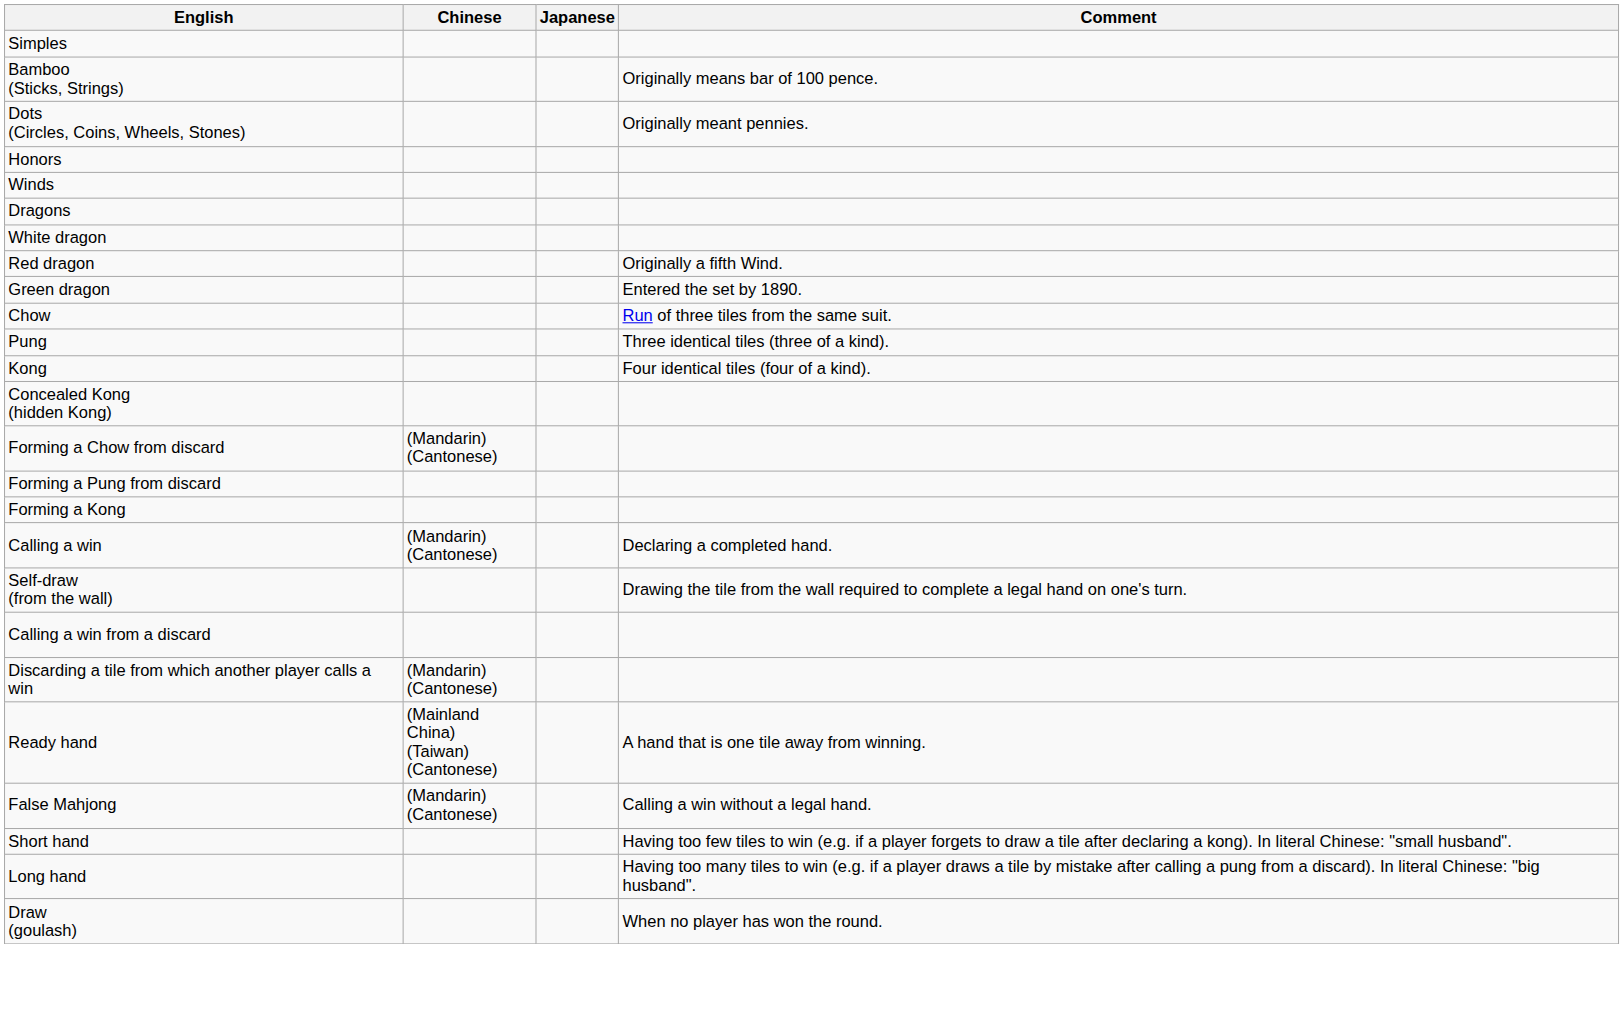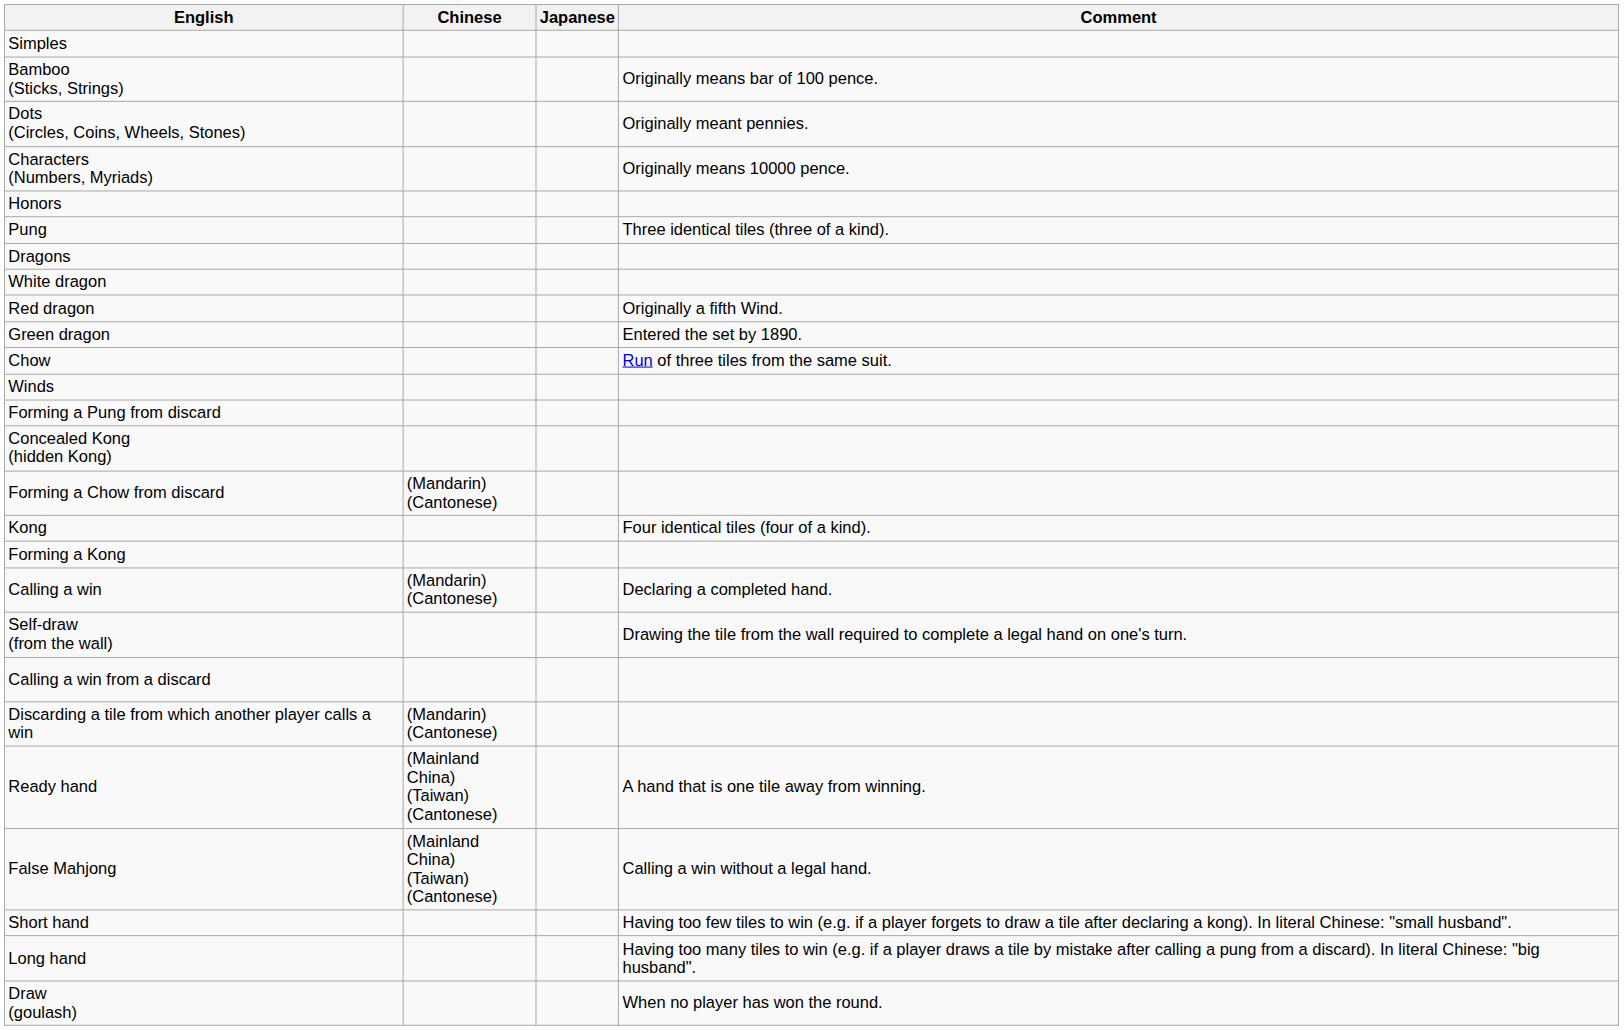+ row: (81, 168)
rows swapped: (31, 185) <-> (28, 342)
rows swapped: (28, 368) <-> (115, 483)
(452, 805) (Mandarin) (Cantonese) -> (452, 868) (Mainland China) (Taiwan) (Cantonese)
